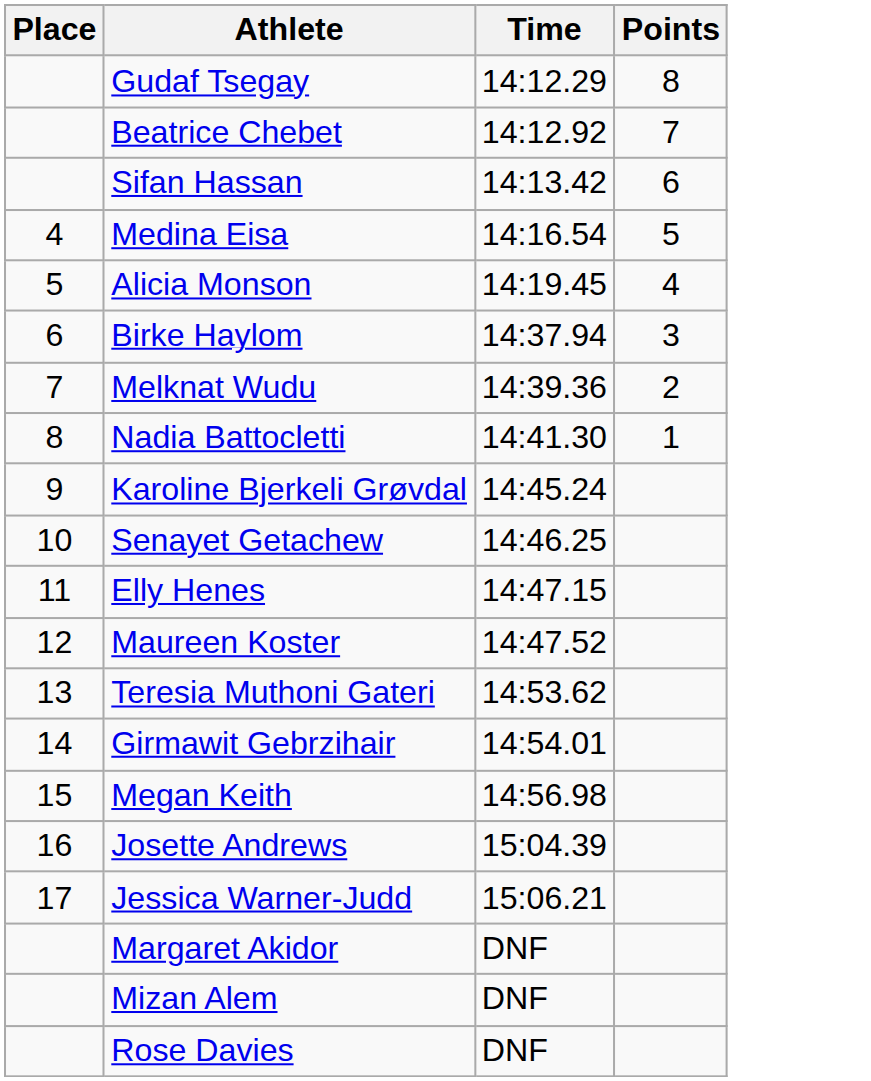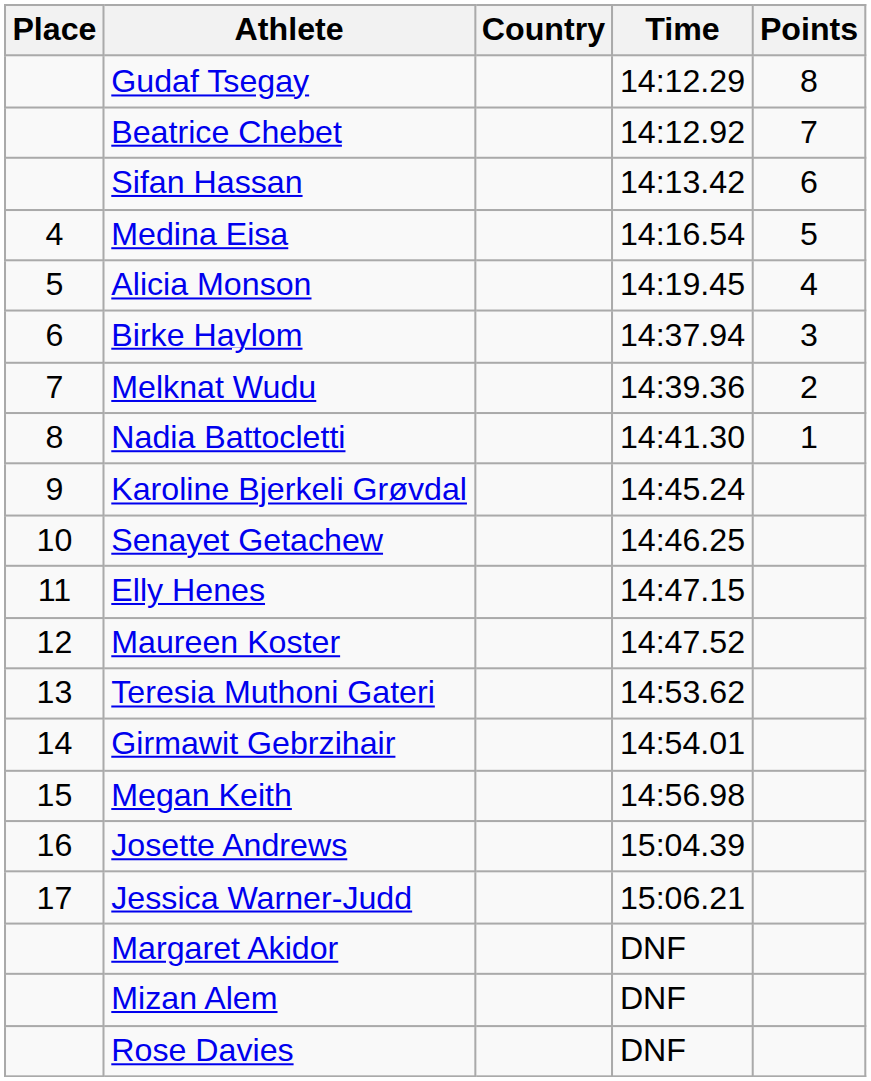+ column: (543, 30)
